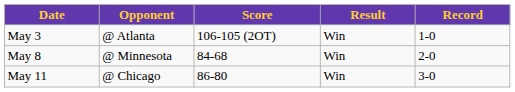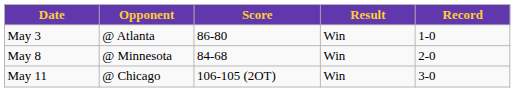(236, 35) 106-105 (2OT) -> (212, 35) 86-80
(212, 76) 86-80 -> (236, 76) 106-105 (2OT)
